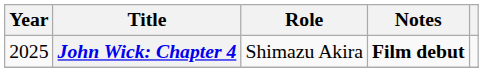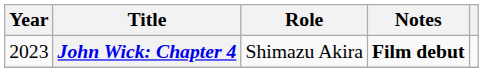(29, 51) 2025 -> (29, 51) 2023
